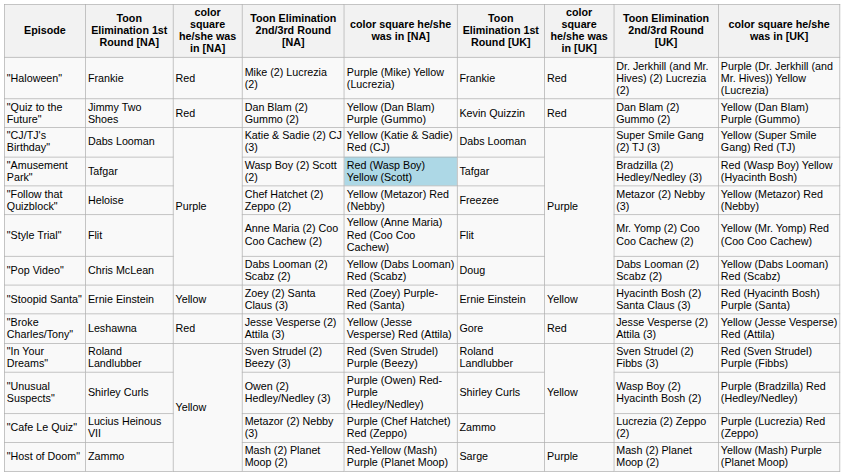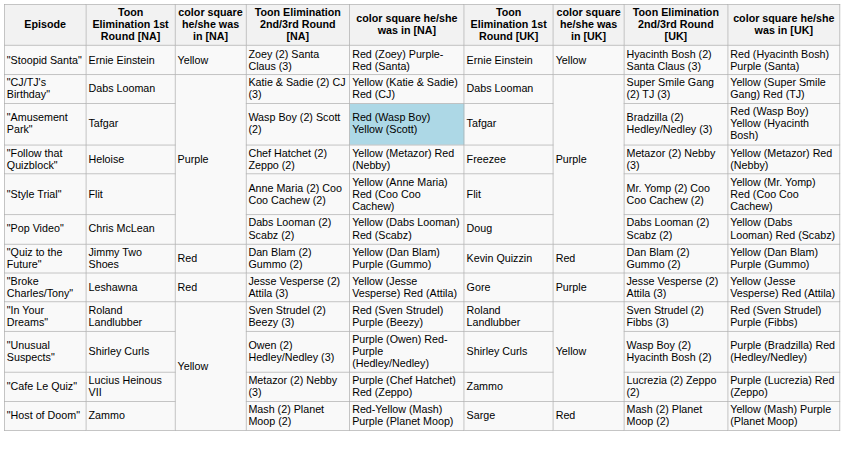- row: (34, 78)
rows swapped: (44, 299) <-> (35, 113)
(557, 328) Red -> (571, 287) Purple
(563, 457) Purple -> (565, 416) Red
